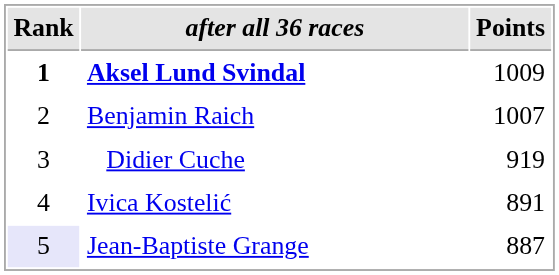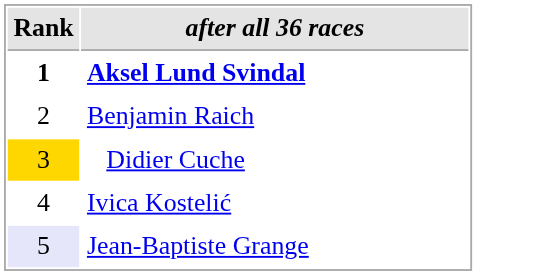- column: (511, 27)
(44, 159) no background -> (44, 159) gold background
